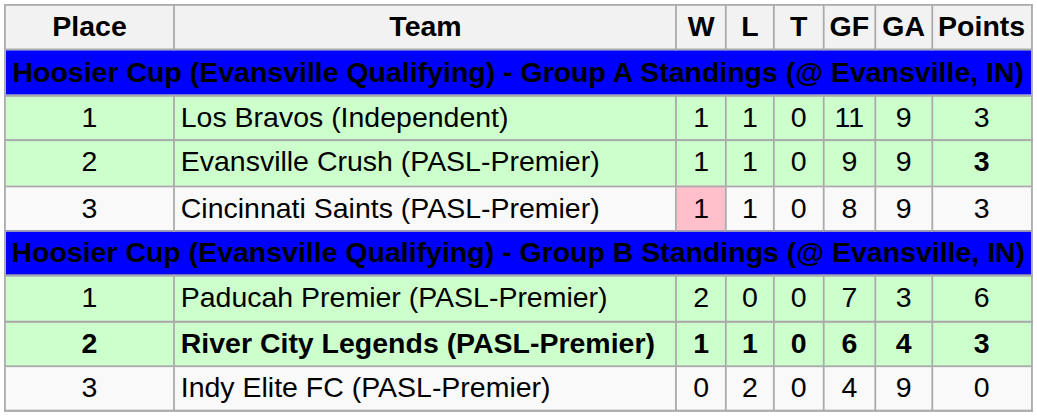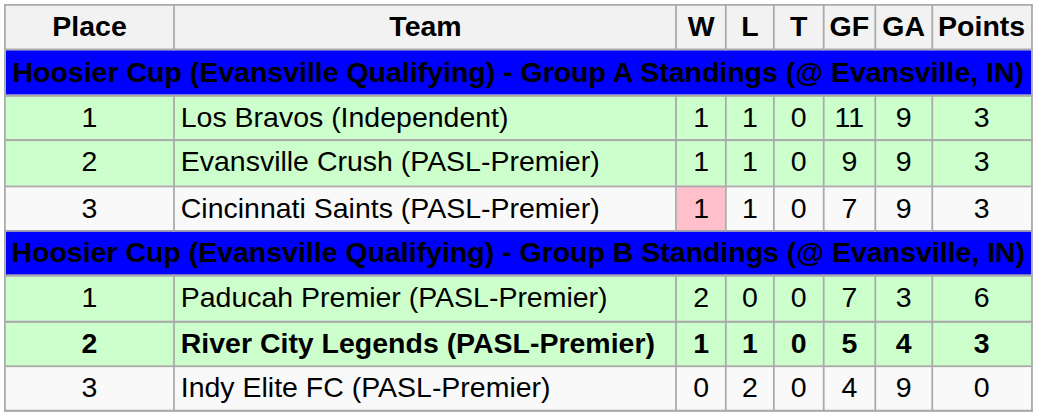(982, 162) bold -> (982, 162) normal
(849, 207) 8 -> (849, 207) 7
(849, 343) 6 -> (849, 343) 5
